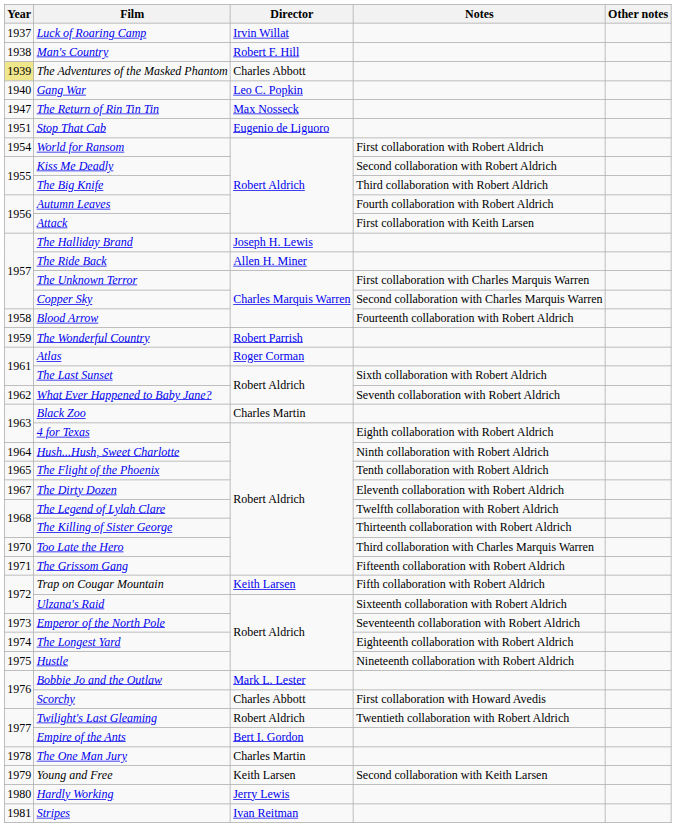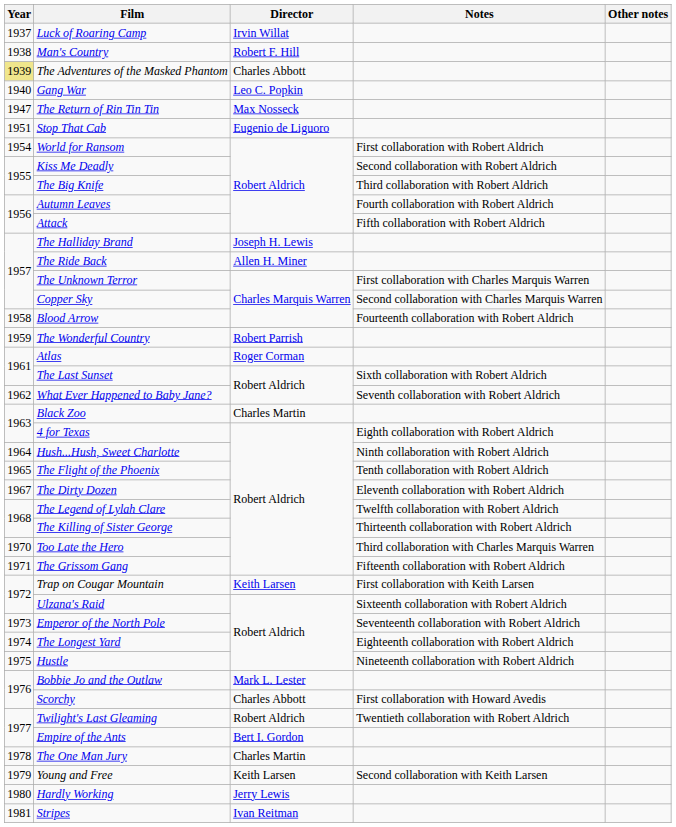(445, 223) First collaboration with Keith Larsen -> (450, 223) Fifth collaboration with Robert Aldrich
(450, 584) Fifth collaboration with Robert Aldrich -> (445, 584) First collaboration with Keith Larsen
